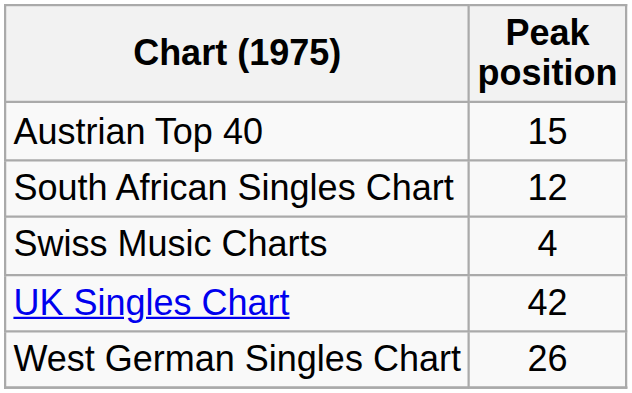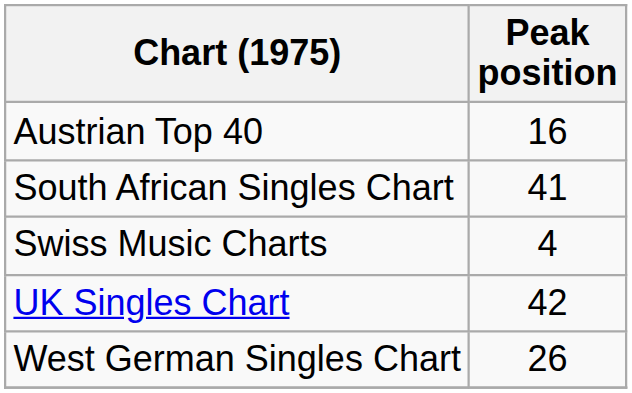(547, 130) 15 -> (547, 130) 16
(547, 187) 12 -> (547, 187) 41
